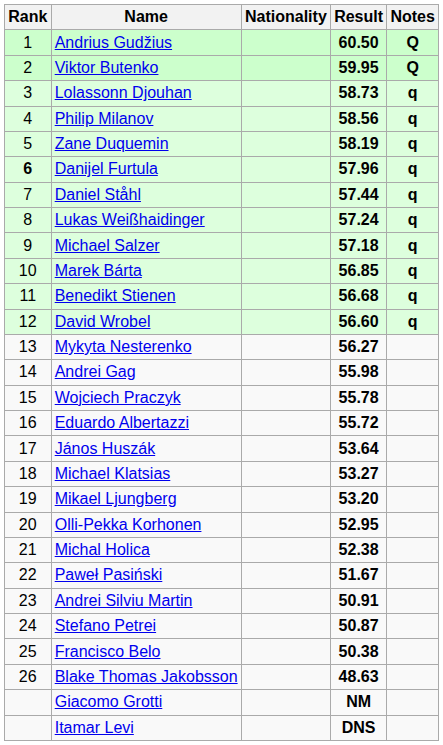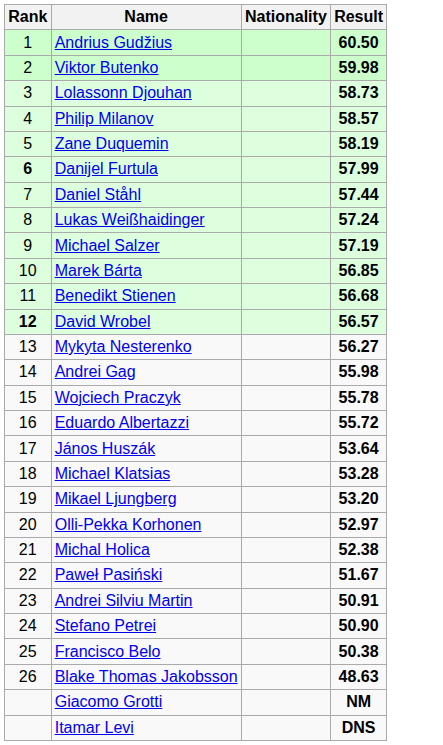- column: (413, 17)
(359, 67) 59.95 -> (359, 67) 59.98
(359, 118) 58.56 -> (359, 118) 58.57
(359, 169) 57.96 -> (359, 169) 57.99
(359, 245) 57.18 -> (359, 245) 57.19
(28, 321) normal -> (28, 321) bold
(359, 321) 56.60 -> (359, 321) 56.57
(359, 473) 53.27 -> (359, 473) 53.28
(359, 524) 52.95 -> (359, 524) 52.97
(359, 626) 50.87 -> (359, 626) 50.90
